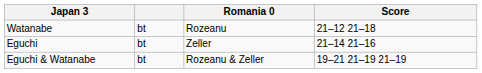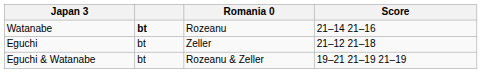(141, 28) normal -> (142, 28) bold
(346, 28) 21–12 21–18 -> (346, 28) 21–14 21–16
(346, 44) 21–14 21–16 -> (346, 44) 21–12 21–18
